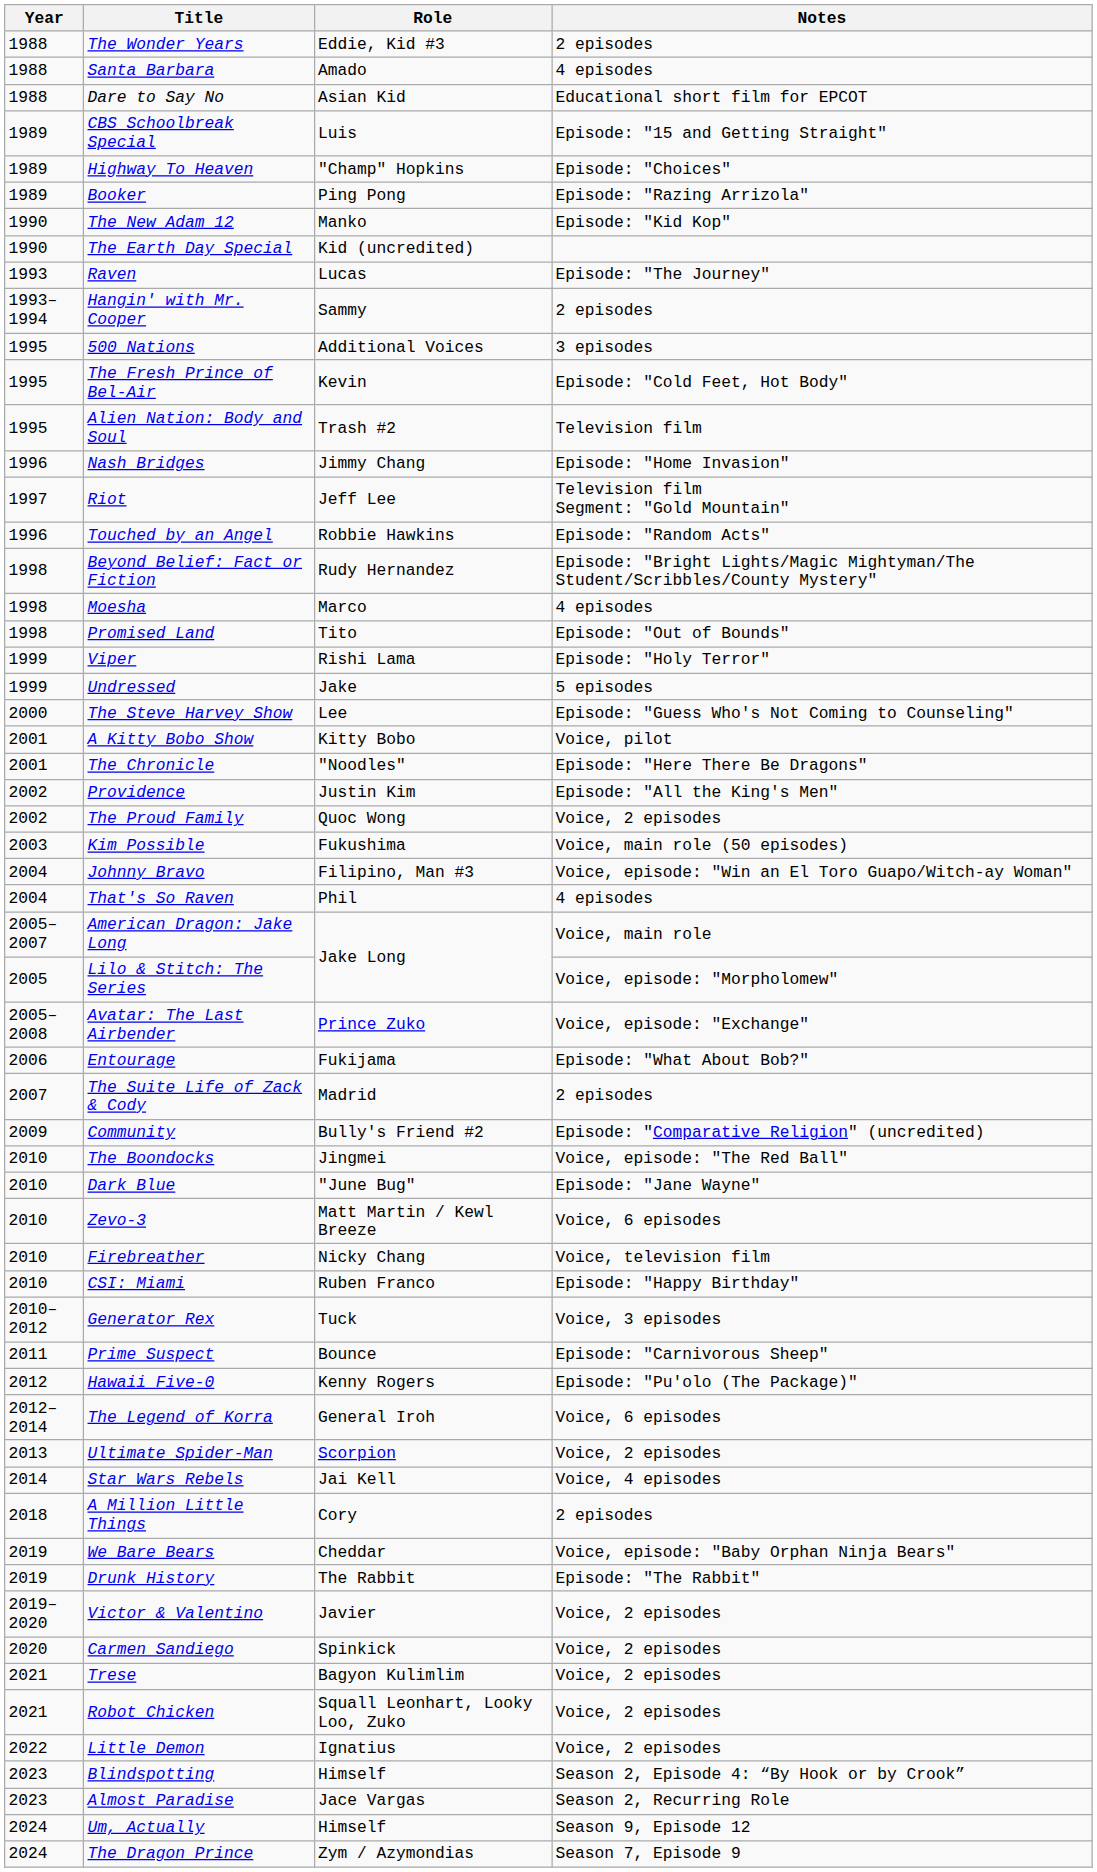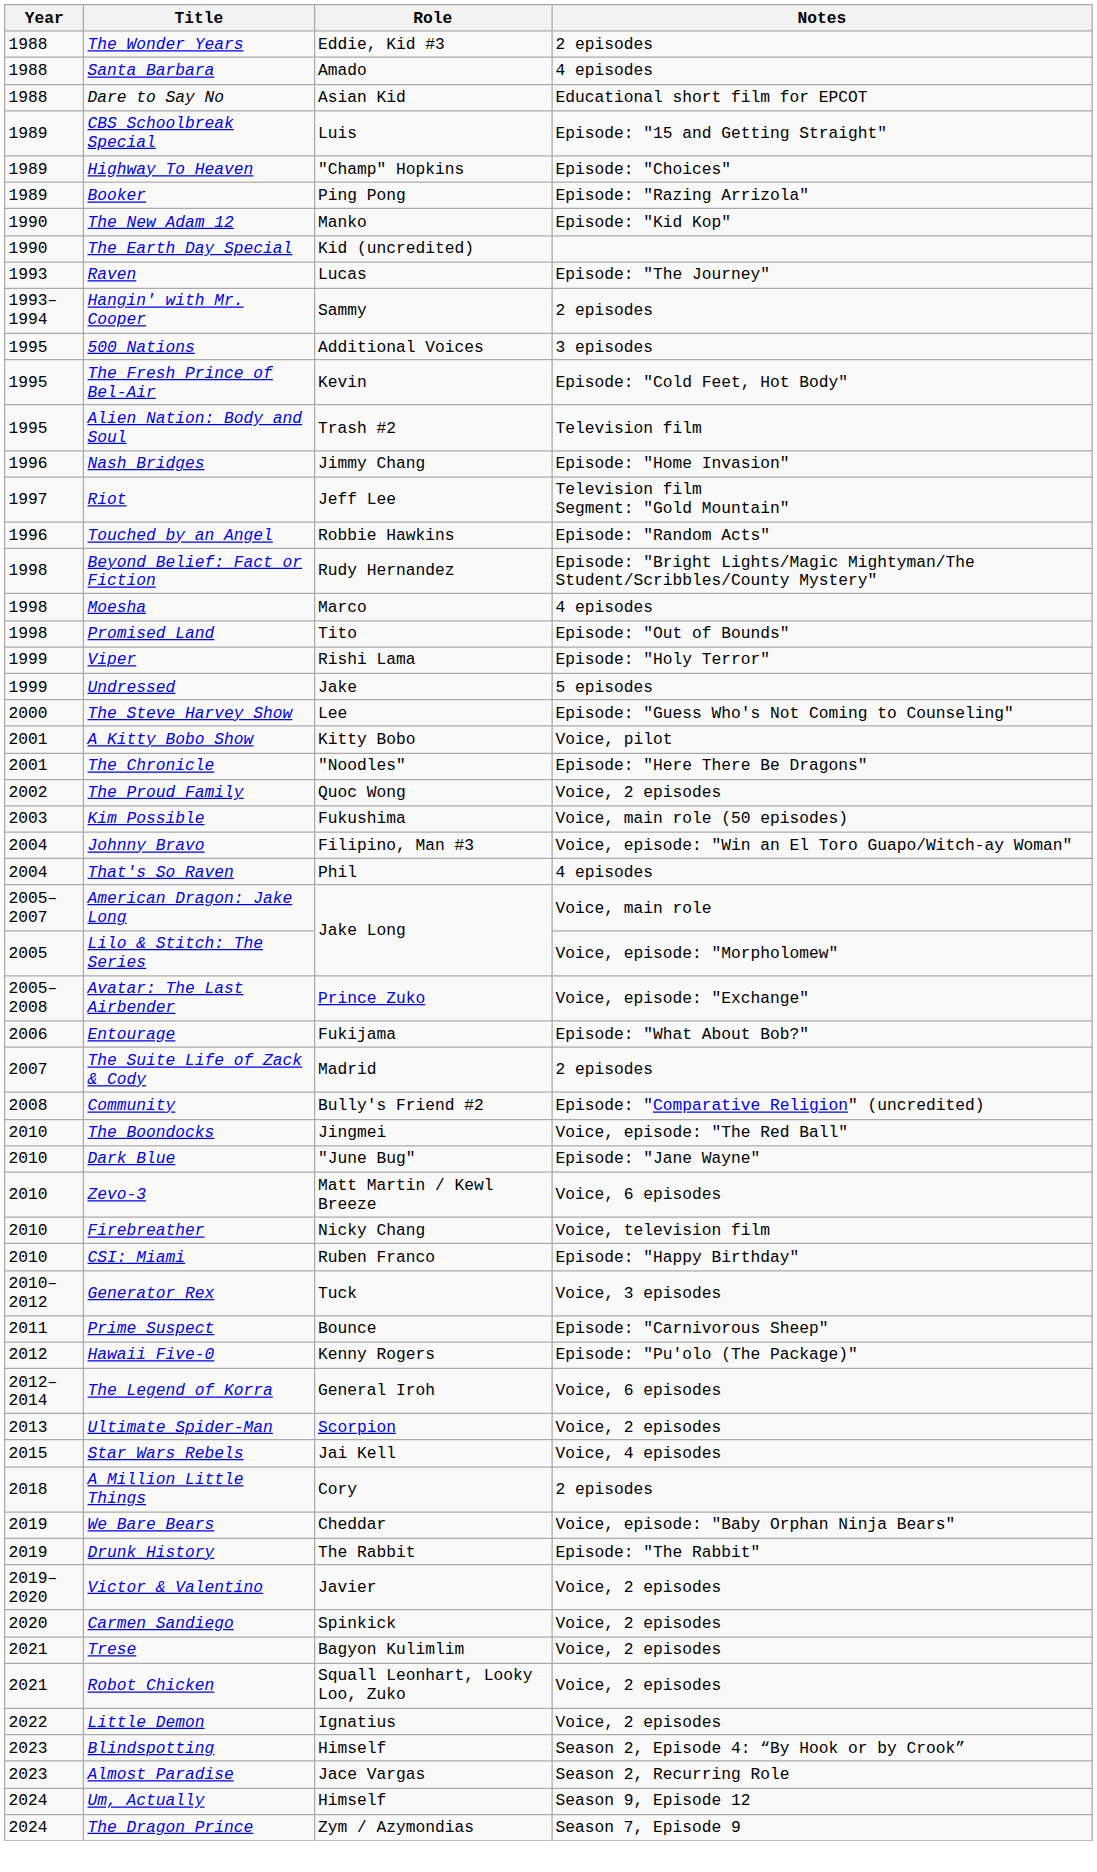- row: (136, 792)
(28, 1132) 2009 -> (28, 1106) 2008
(28, 1480) 2014 -> (28, 1453) 2015
